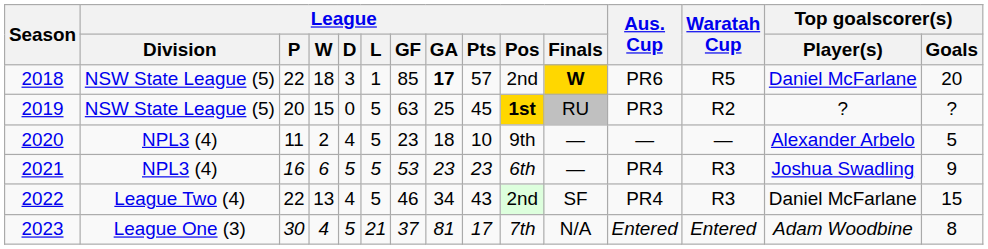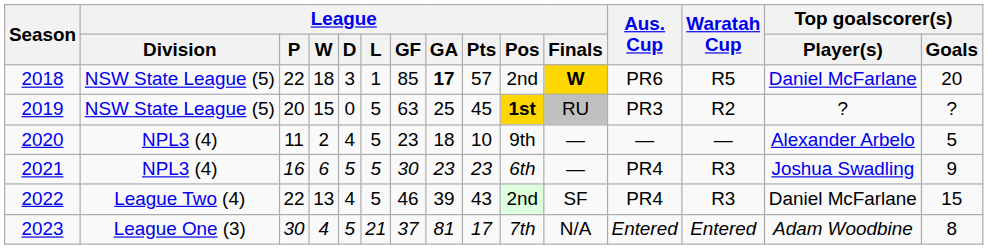(408, 169) 53 -> (408, 169) 30
(444, 199) 34 -> (444, 199) 39
